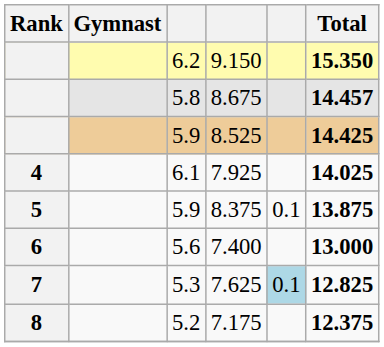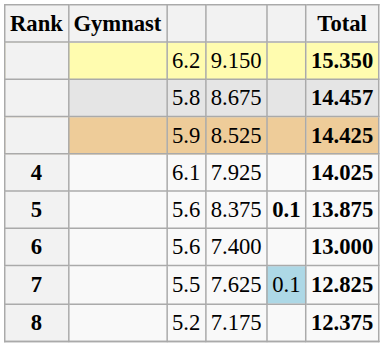(186, 210) 5.9 -> (186, 210) 5.6
(286, 210) normal -> (286, 210) bold
(186, 284) 5.3 -> (186, 284) 5.5
